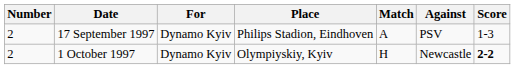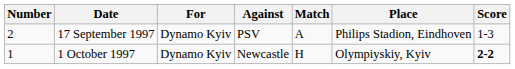columns swapped: (445, 14) <-> (305, 14)
(10, 53) 2 -> (10, 53) 1
